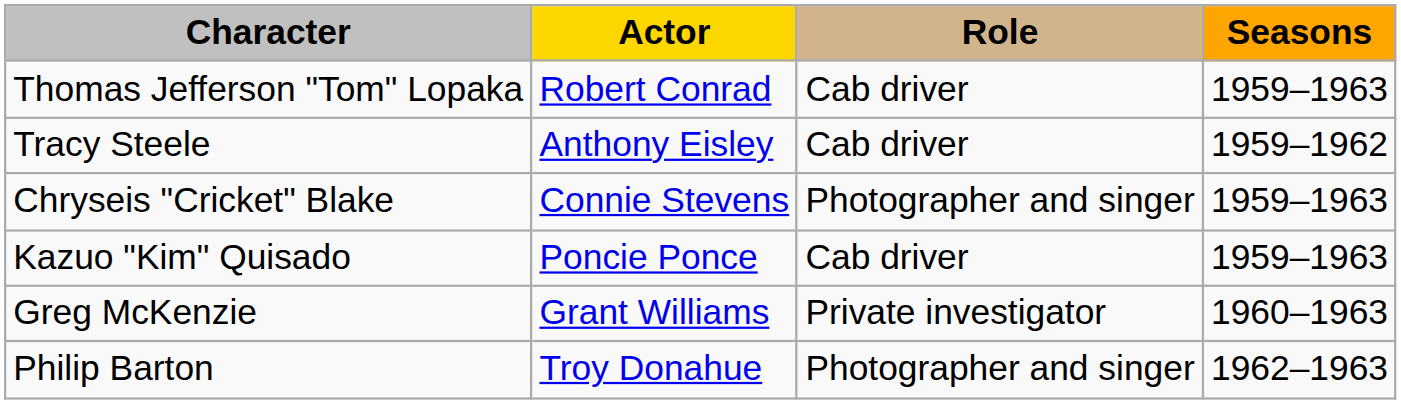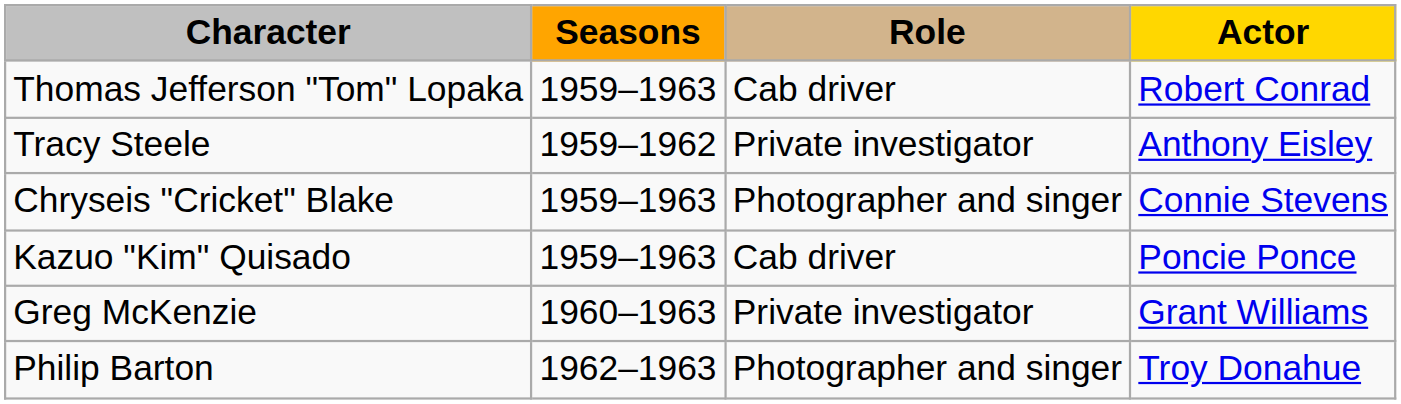columns swapped: (664, 32) <-> (1299, 32)
(887, 144) Cab driver -> (883, 144) Private investigator
